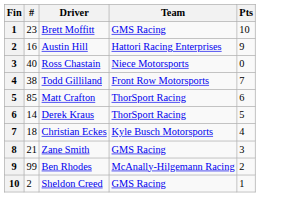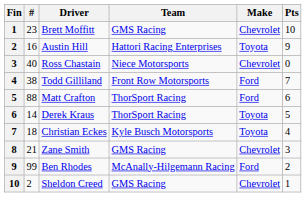+ column: (260, 13)
(32, 98) 85 -> (32, 98) 88
